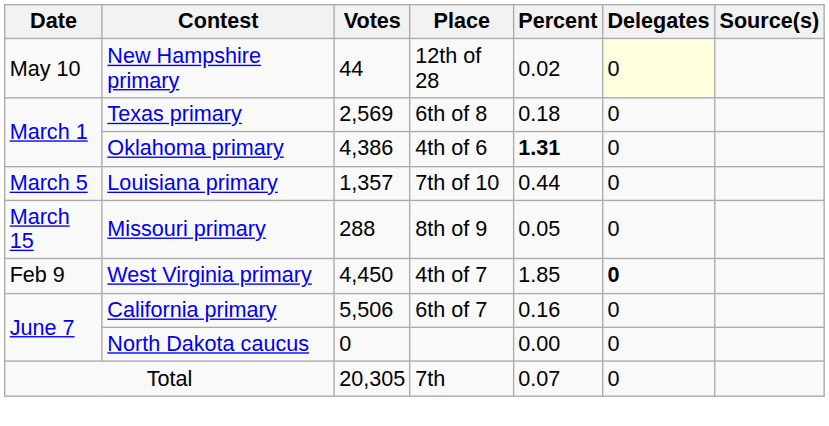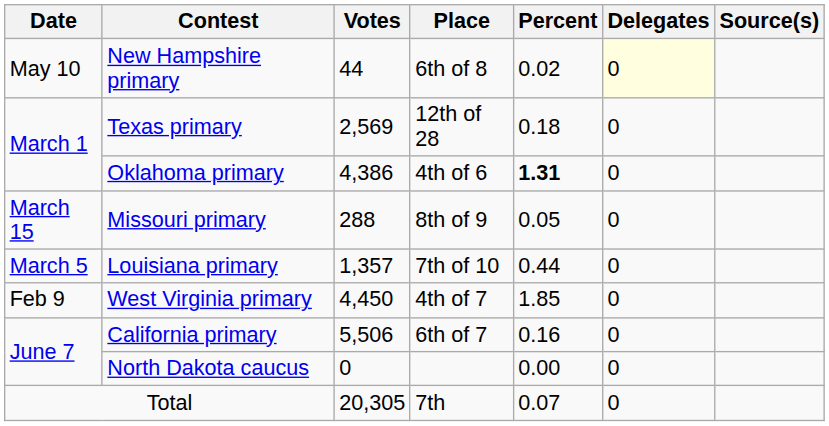(448, 68) 12th of 28 -> (451, 68) 6th of 8
(451, 114) 6th of 8 -> (448, 126) 12th of 28
rows swapped: (193, 182) <-> (187, 229)
(613, 275) bold -> (613, 300) normal
